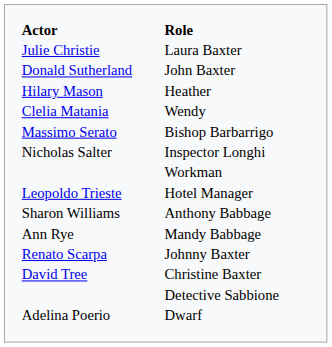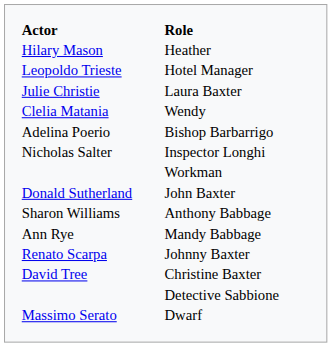rows swapped: (203, 50) <-> (188, 91)
rows swapped: (200, 71) <-> (209, 193)
(69, 132) Massimo Serato -> (66, 132) Adelina Poerio
(66, 315) Adelina Poerio -> (69, 315) Massimo Serato
